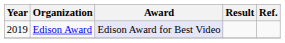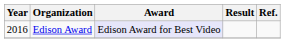(17, 29) 2019 -> (17, 29) 2016
